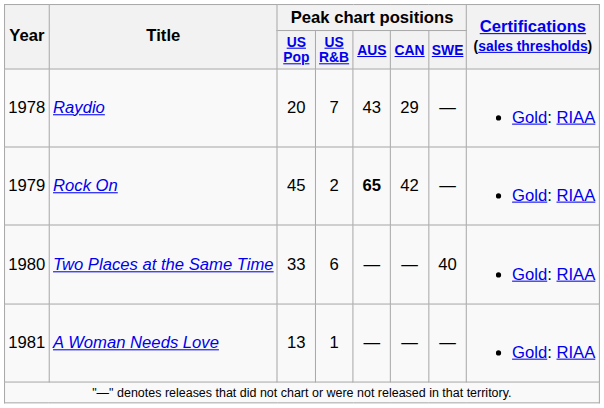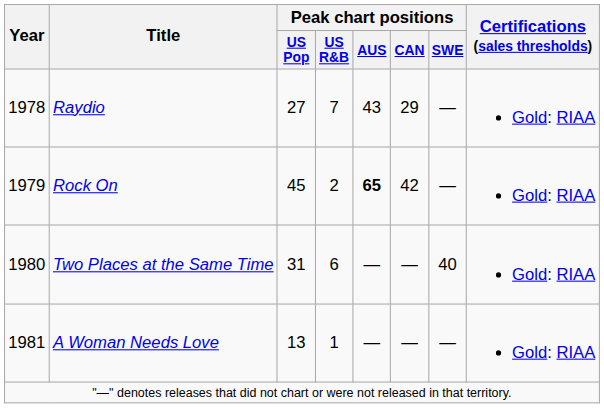(296, 107) 20 -> (296, 107) 27
(296, 264) 33 -> (296, 264) 31
